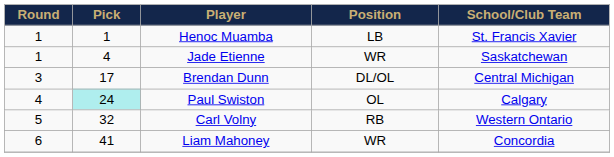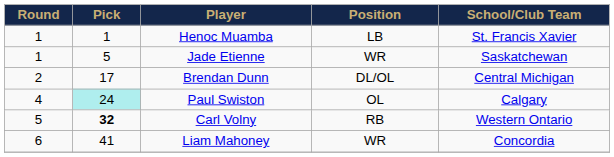(107, 57) 4 -> (107, 57) 5
(38, 78) 3 -> (38, 78) 2
(107, 120) normal -> (107, 120) bold
